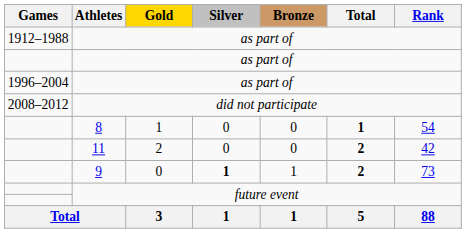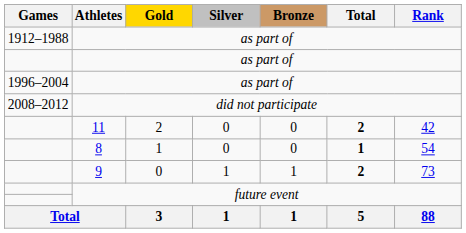rows swapped: (38, 128) <-> (38, 150)
(226, 172) bold -> (226, 172) normal
